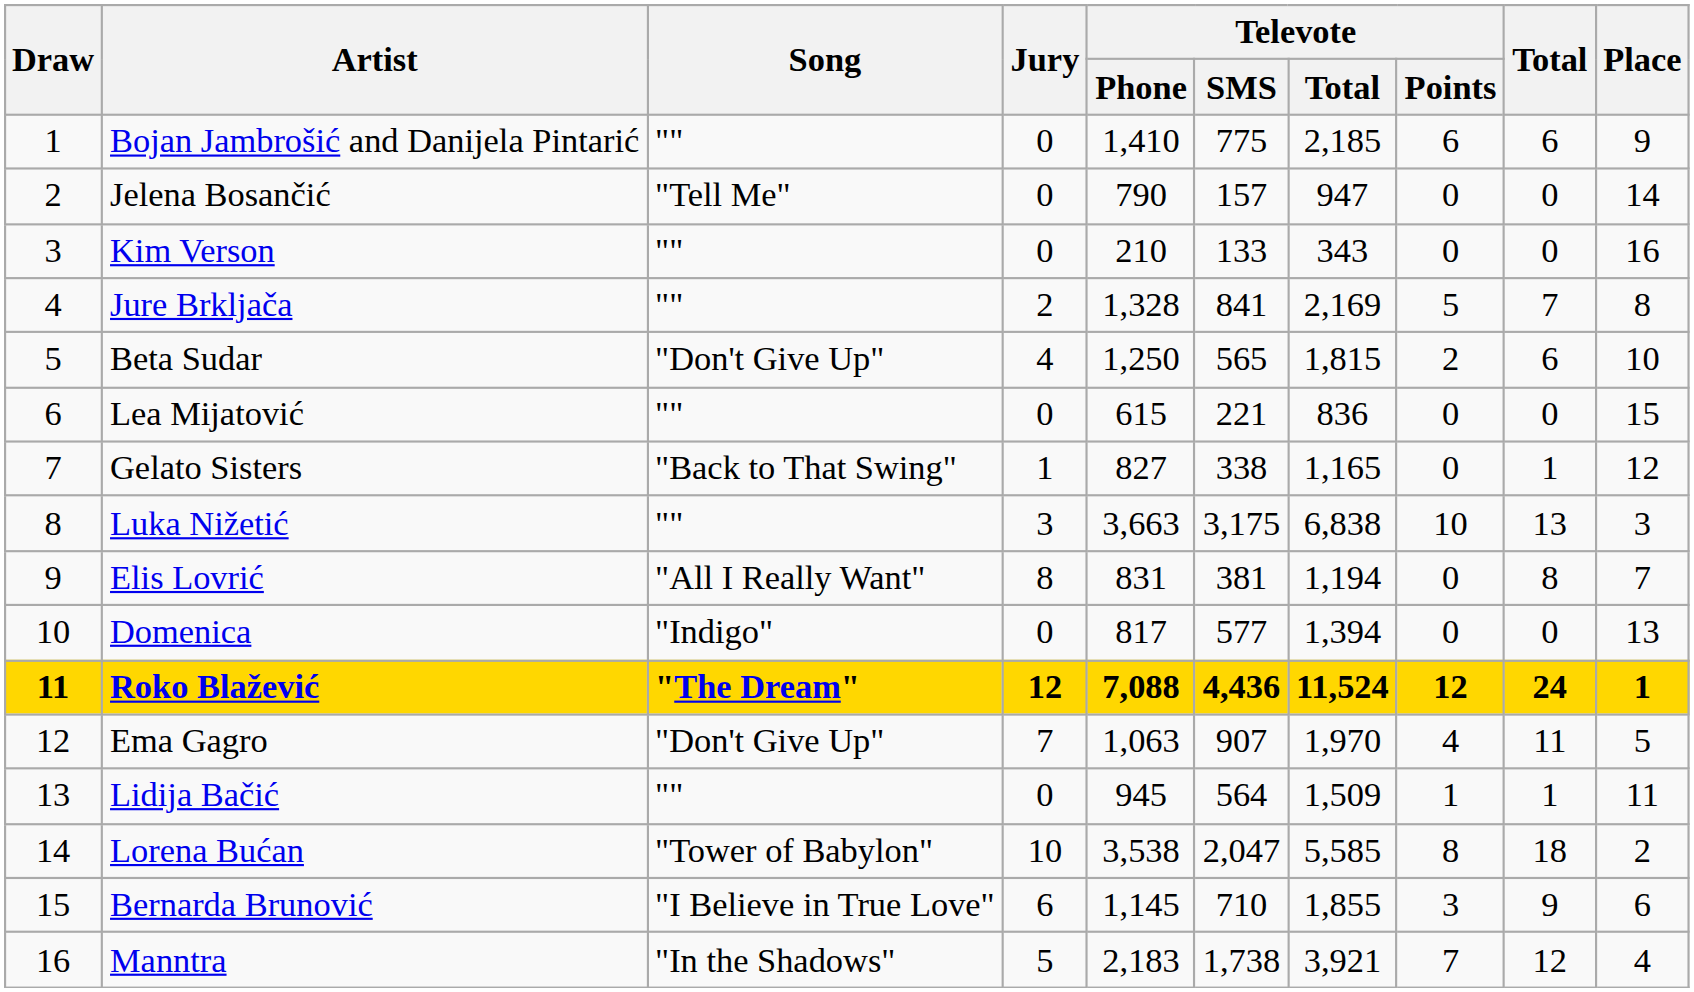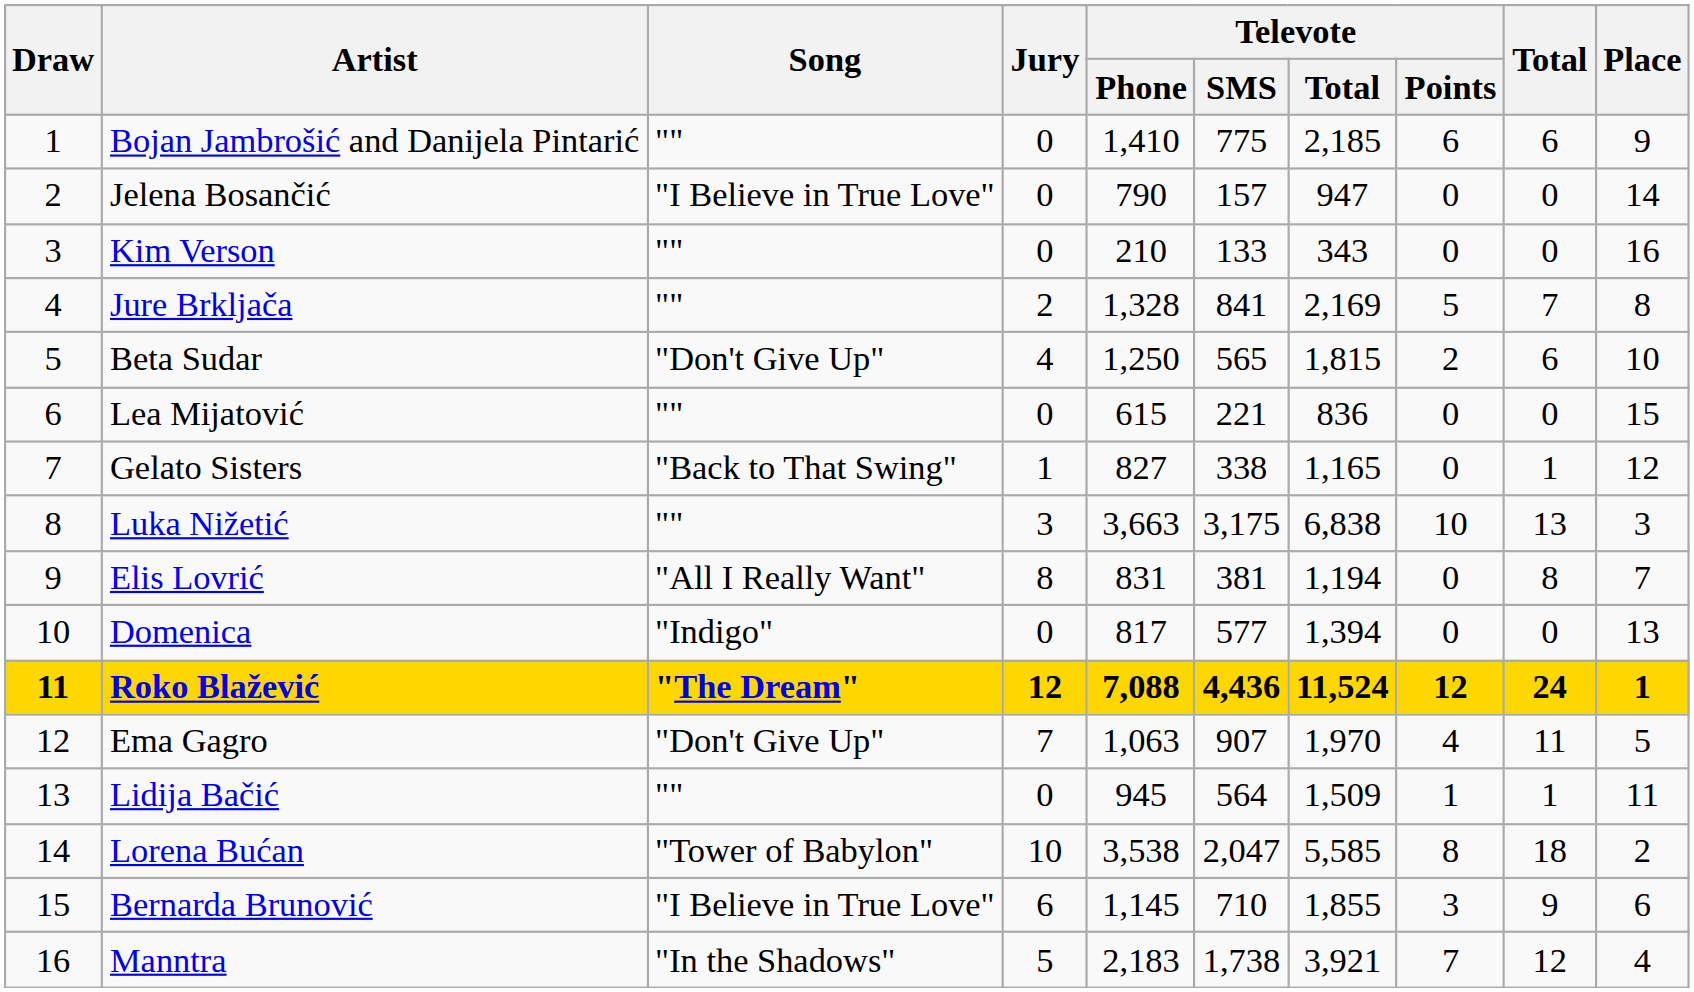(723, 195) "Tell Me" -> (825, 195) "I Believe in True Love"
